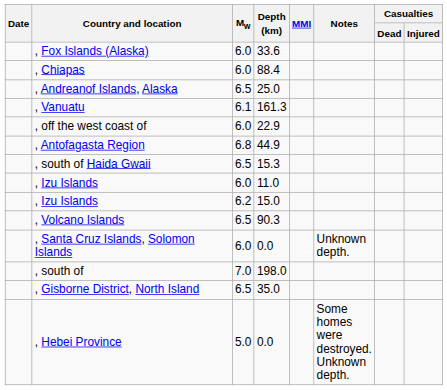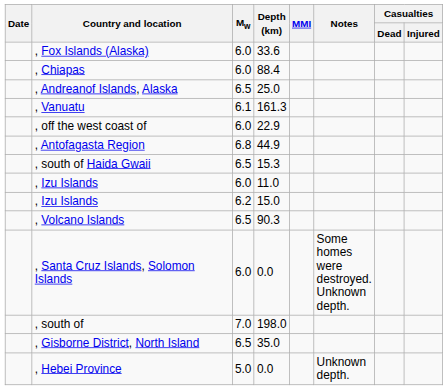(341, 245) Unknown depth. -> (344, 272) Some homes were destroyed. Unknown depth.
(344, 342) Some homes were destroyed. Unknown depth. -> (341, 368) Unknown depth.
